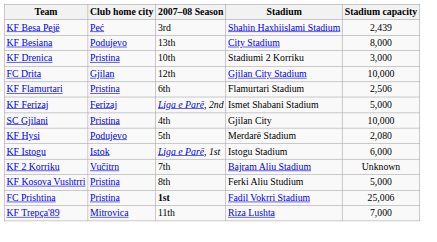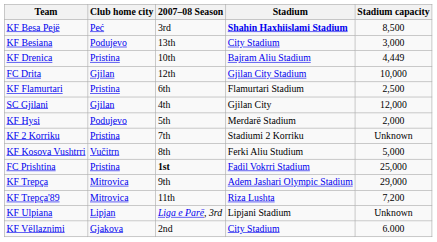(284, 27) normal -> (288, 27) bold
(381, 27) 2,439 -> (393, 27) 8,500
(381, 43) 8,000 -> (393, 43) 3,000
(266, 58) Stadiumi 2 Korriku -> (269, 58) Bajram Aliu Stadium
(381, 58) 3,000 -> (393, 58) 4,449
(381, 89) 2,506 -> (393, 89) 2,500
- row: (28, 105)
(105, 120) Pristina -> (102, 105) Gjilan
(381, 120) 10,000 -> (393, 105) 12,000
(381, 136) 2,080 -> (393, 120) 2,000
- row: (26, 151)
(105, 167) Vučitrn -> (105, 136) Pristina
(270, 167) Bajram Aliu Stadium -> (266, 136) Stadiumi 2 Korriku
(105, 182) Pristina -> (105, 151) Vučitrn
(381, 197) 25,006 -> (393, 167) 25,000
+ row: (27, 182)
(381, 213) 7,000 -> (393, 197) 7,200
+ row: (29, 213)
+ row: (36, 228)
